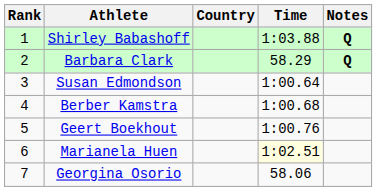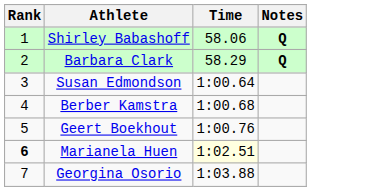- column: (226, 16)
(291, 39) 1:03.88 -> (226, 39) 58.06
(25, 152) normal -> (25, 152) bold
(291, 175) 58.06 -> (226, 175) 1:03.88
